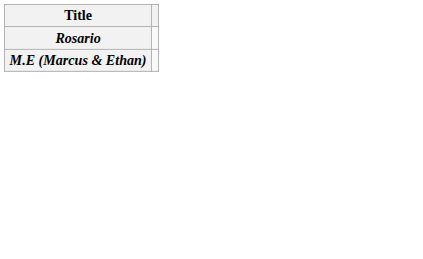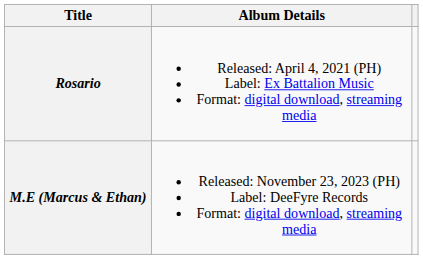+ column: (282, 15)
